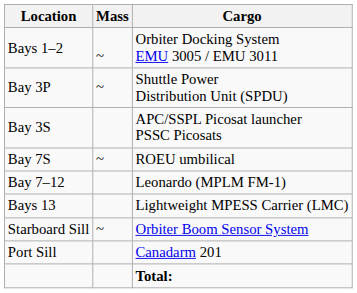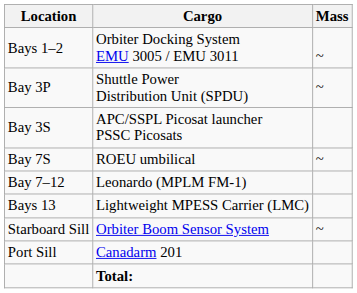columns swapped: (242, 16) <-> (112, 16)
